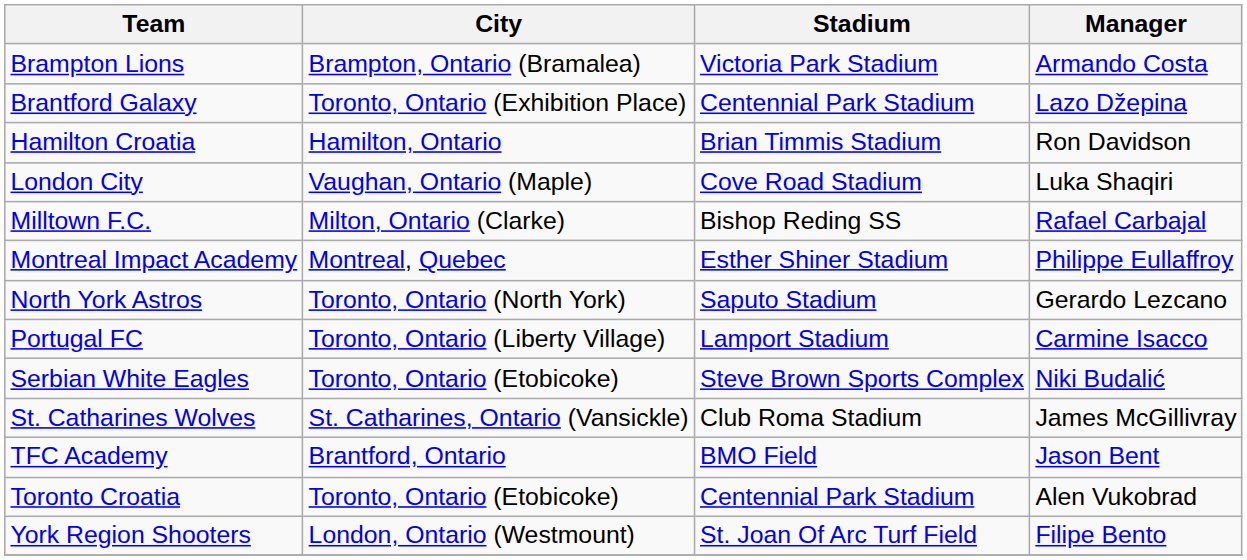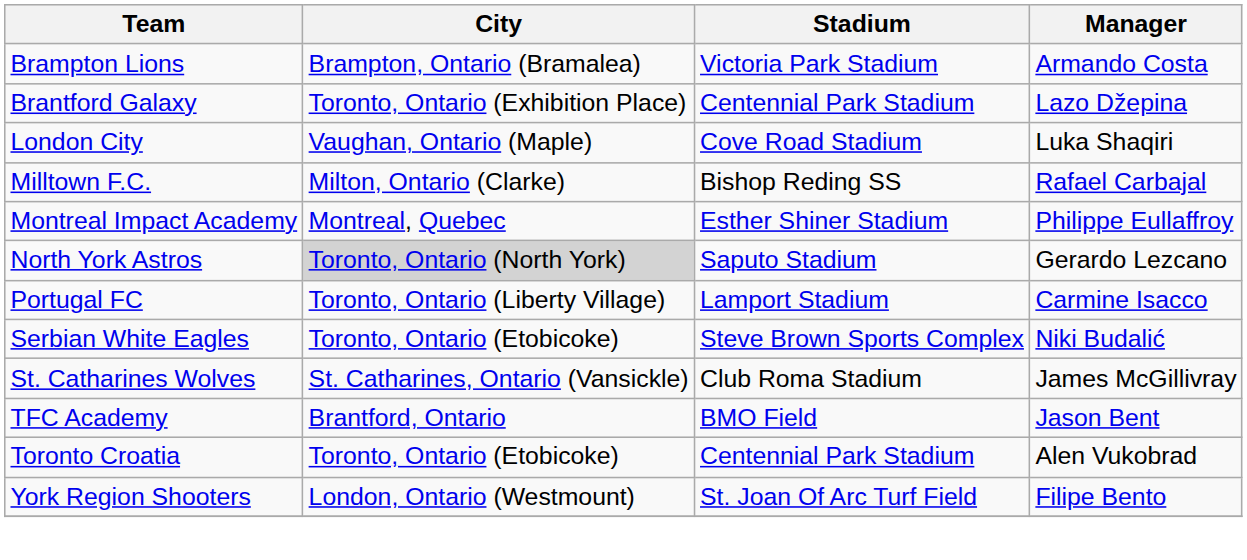- row: (103, 142)
(467, 299) no background -> (467, 260) lightgrey background
